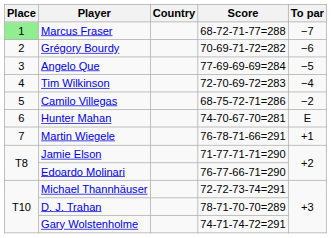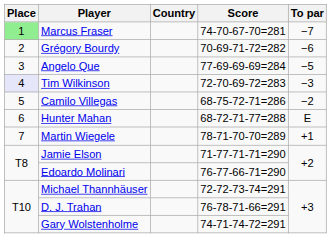(243, 31) 68-72-71-77=288 -> (243, 31) 74-70-67-70=281
(21, 84) no background -> (21, 84) lavender background
(307, 84) −4 -> (307, 84) −3
(243, 119) 74-70-67-70=281 -> (243, 119) 68-72-71-77=288
(243, 136) 76-78-71-66=291 -> (243, 136) 78-71-70-70=289
(243, 207) 78-71-70-70=289 -> (243, 207) 76-78-71-66=291
